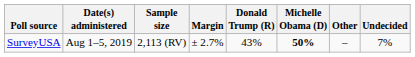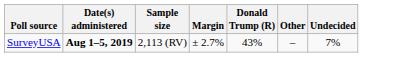- column: (303, 19)
(99, 43) normal -> (99, 43) bold
